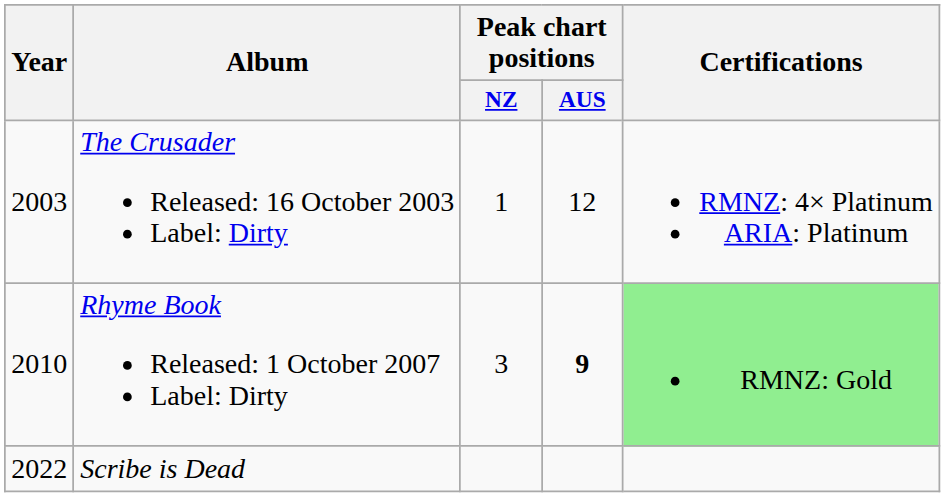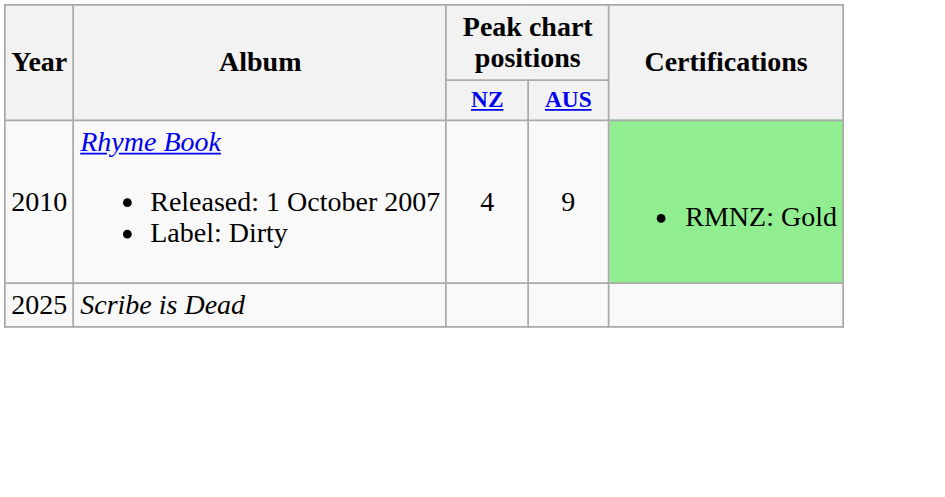- row: (267, 188)
(501, 364) 3 -> (487, 201) 4
(582, 364) bold -> (568, 201) normal
(39, 468) 2022 -> (39, 305) 2025
